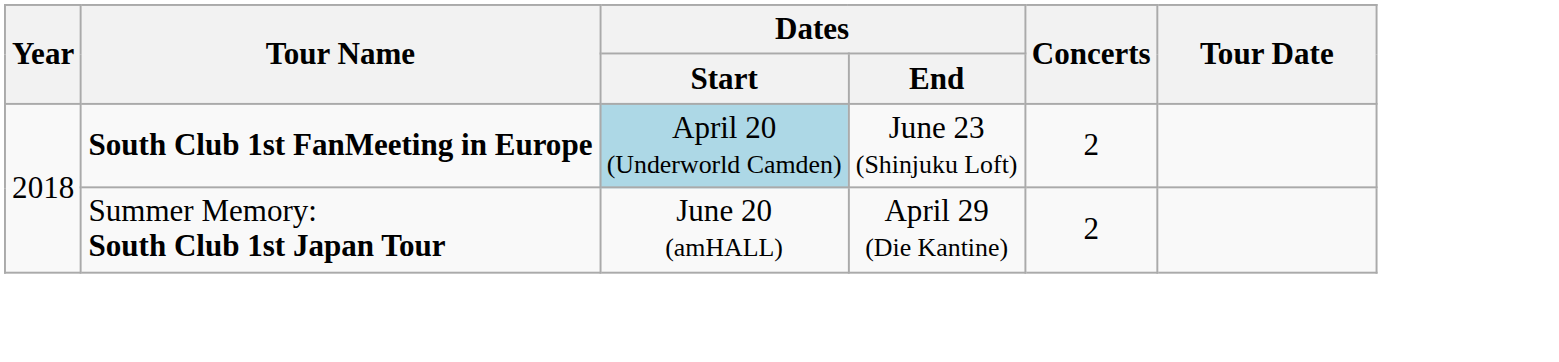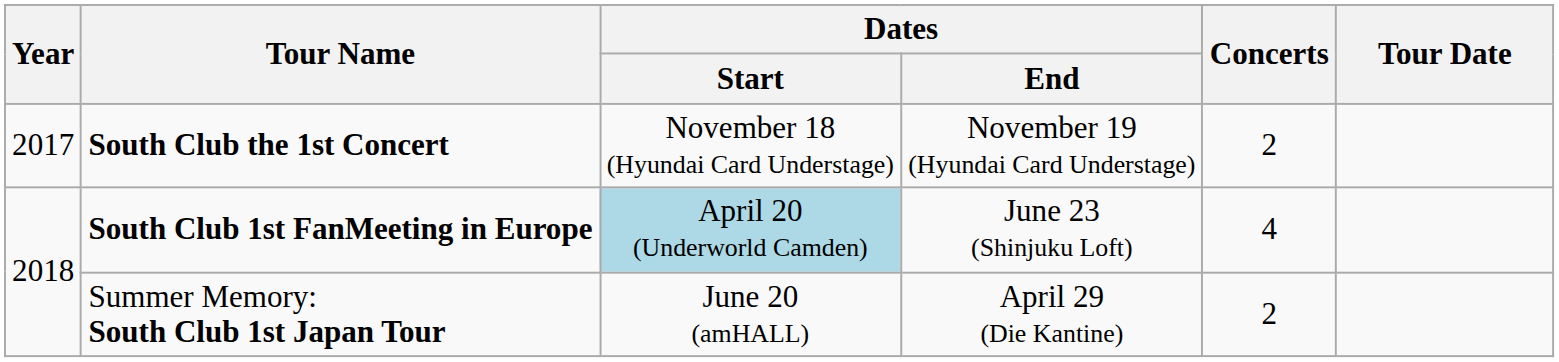+ row: (269, 145)
(1091, 145) 2 -> (1269, 229) 4
